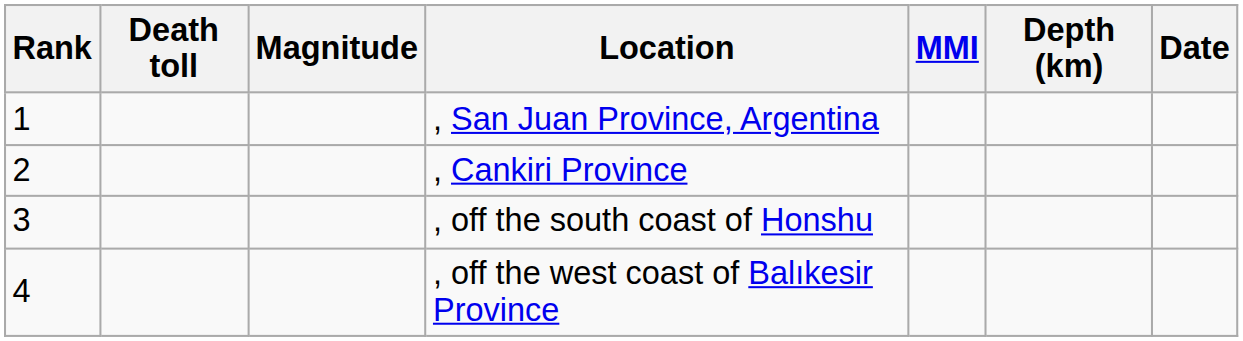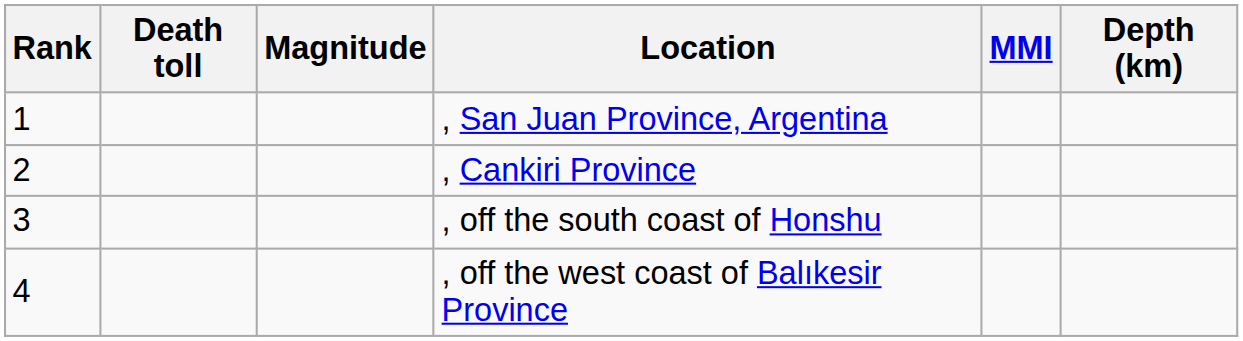- column: (1194, 48)
